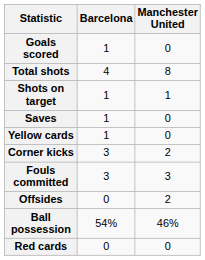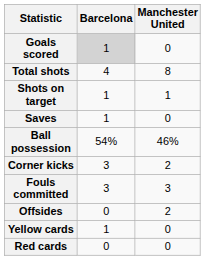(106, 48) no background -> (106, 48) lightgrey background
rows swapped: (41, 223) <-> (41, 136)
